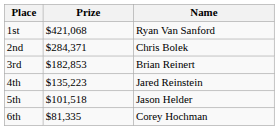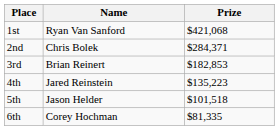columns swapped: (204, 13) <-> (88, 13)
